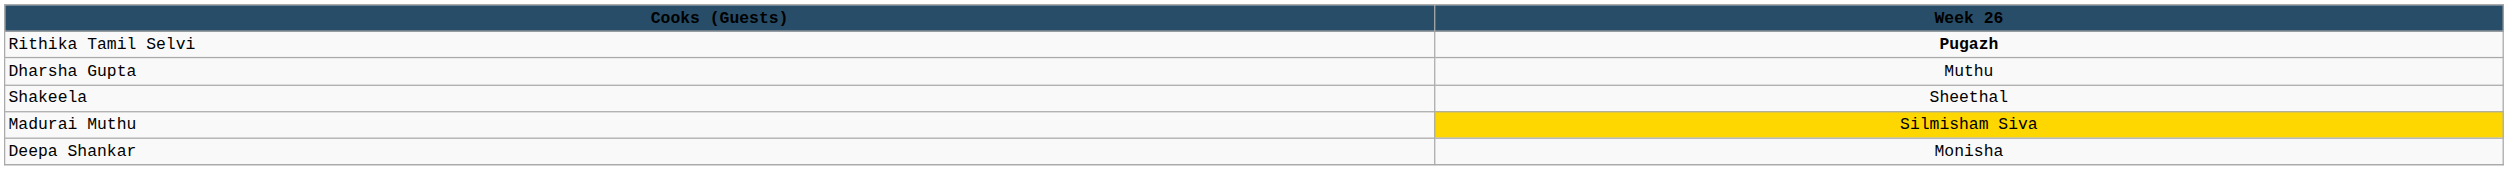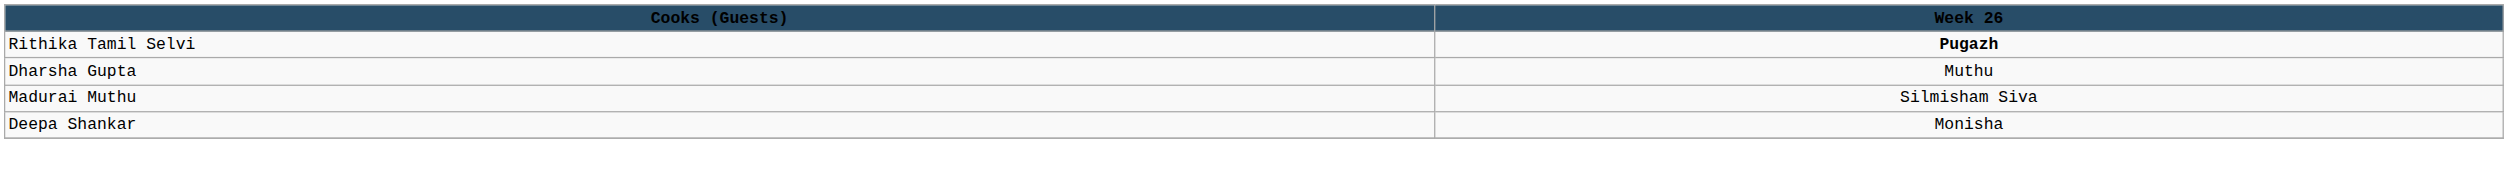- row: (48, 98)
(1969, 125) gold background -> (1969, 98) no background
